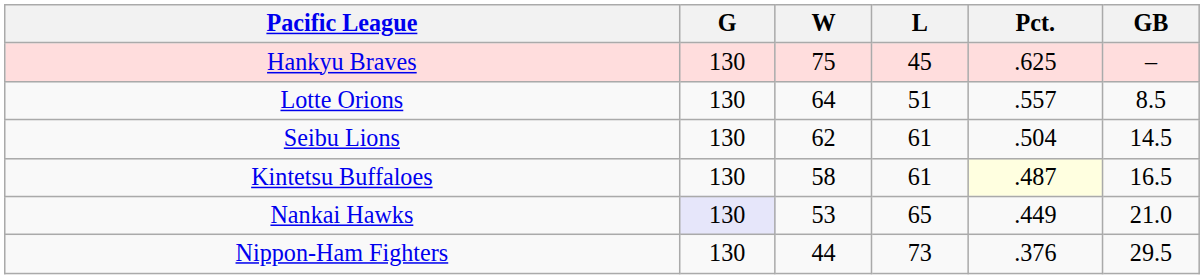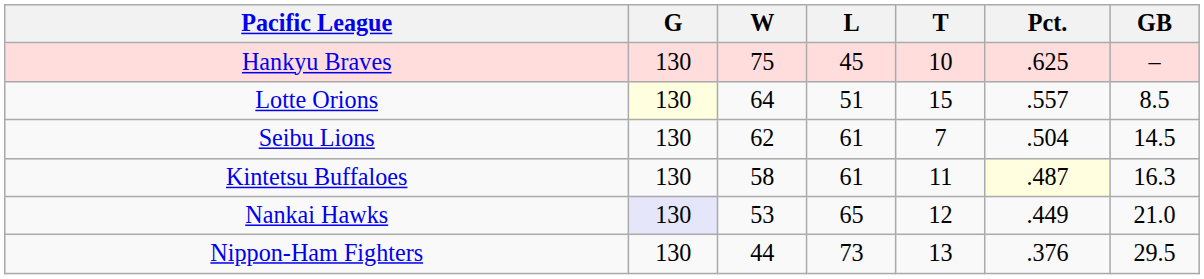+ column: (941, 23)
(727, 100) no background -> (673, 100) lightyellow background
(1151, 176) 16.5 -> (1155, 176) 16.3
